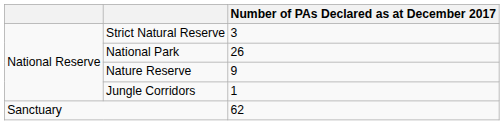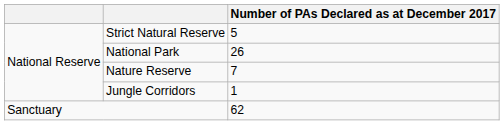(234, 33) 3 -> (234, 33) 5
(234, 71) 9 -> (234, 71) 7
